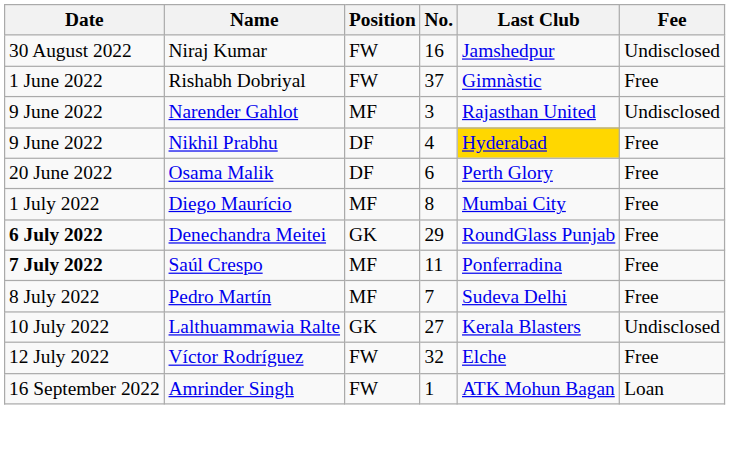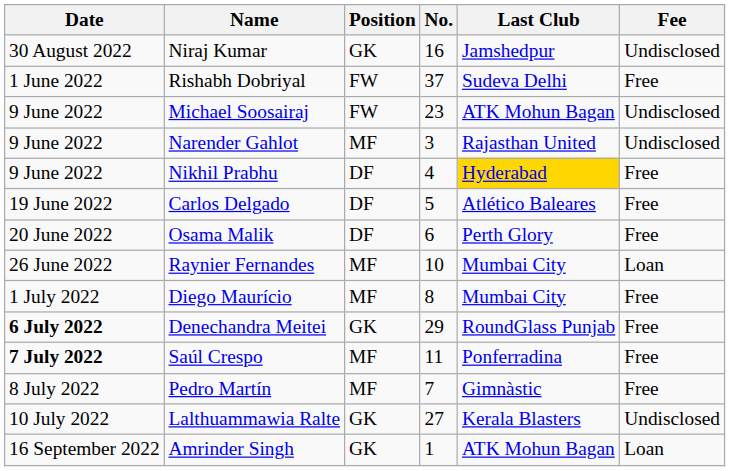(363, 50) FW -> (363, 50) GK
(502, 81) Gimnàstic -> (514, 81) Sudeva Delhi
+ row: (239, 111)
+ row: (229, 204)
+ row: (241, 265)
(514, 296) Sudeva Delhi -> (502, 388) Gimnàstic
- row: (236, 357)
(363, 388) FW -> (363, 449) GK
